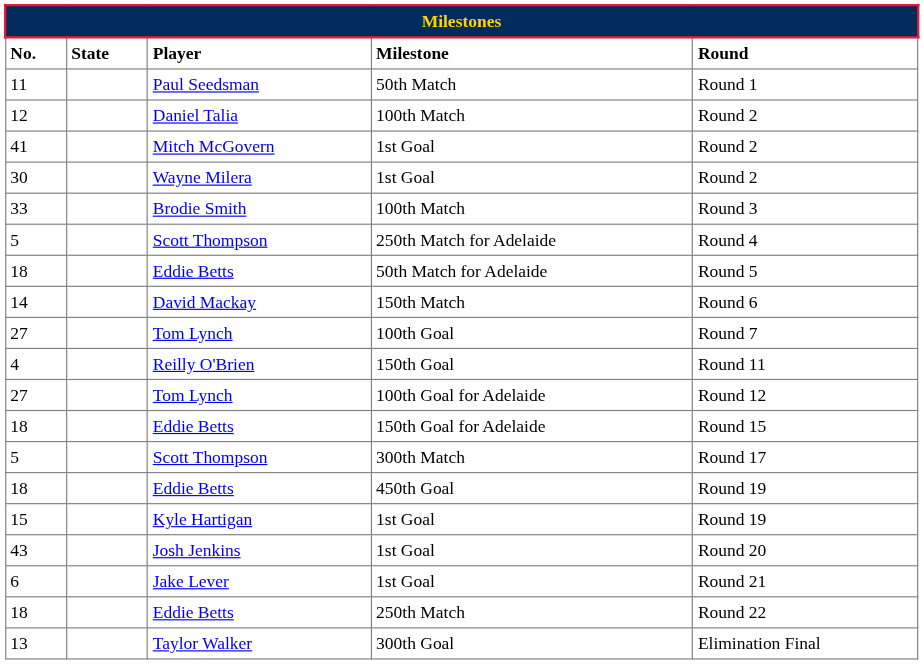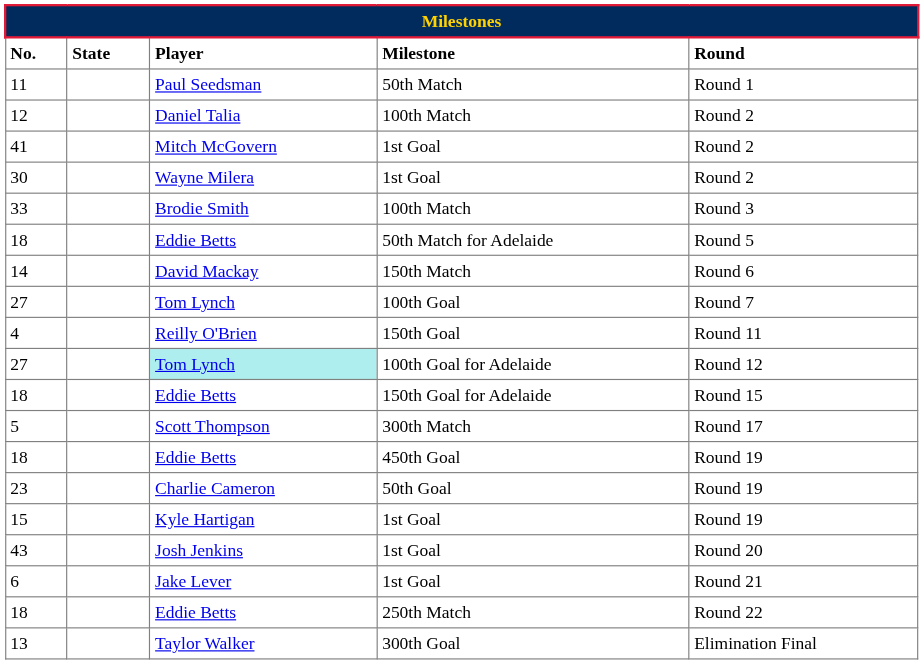- row: (15, 239)
(193, 394) no background -> (195, 363) paleturquoise background
+ row: (19, 488)
